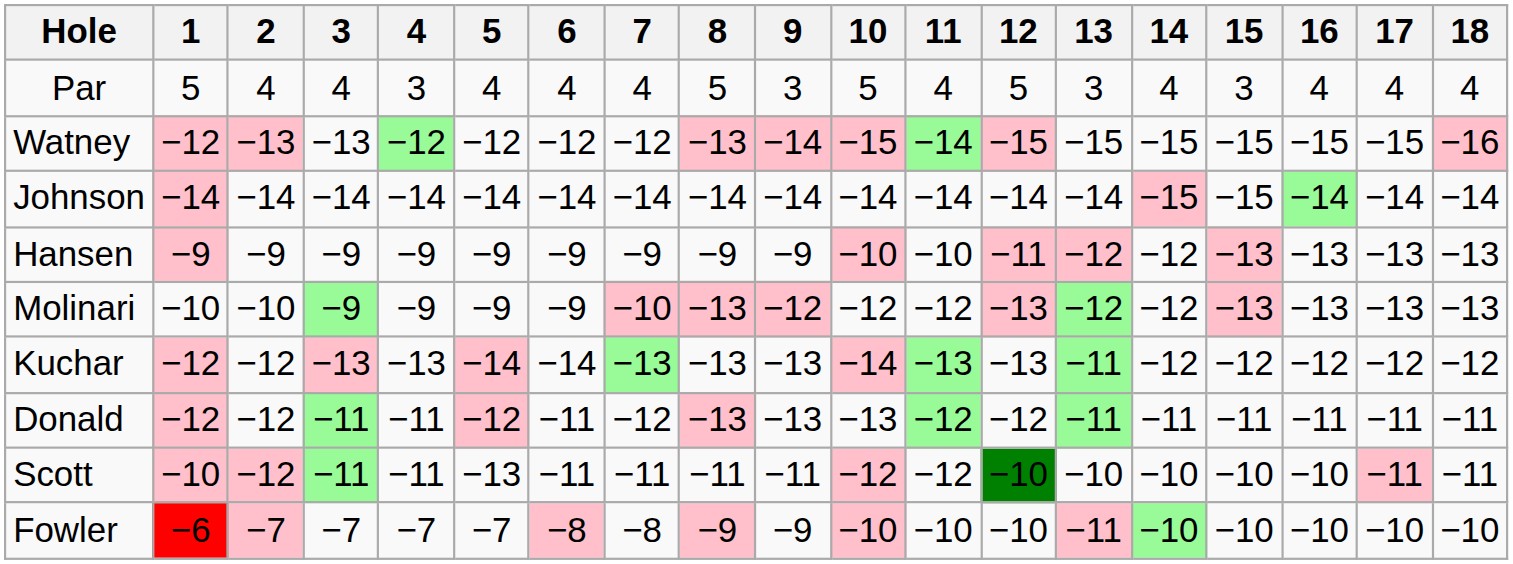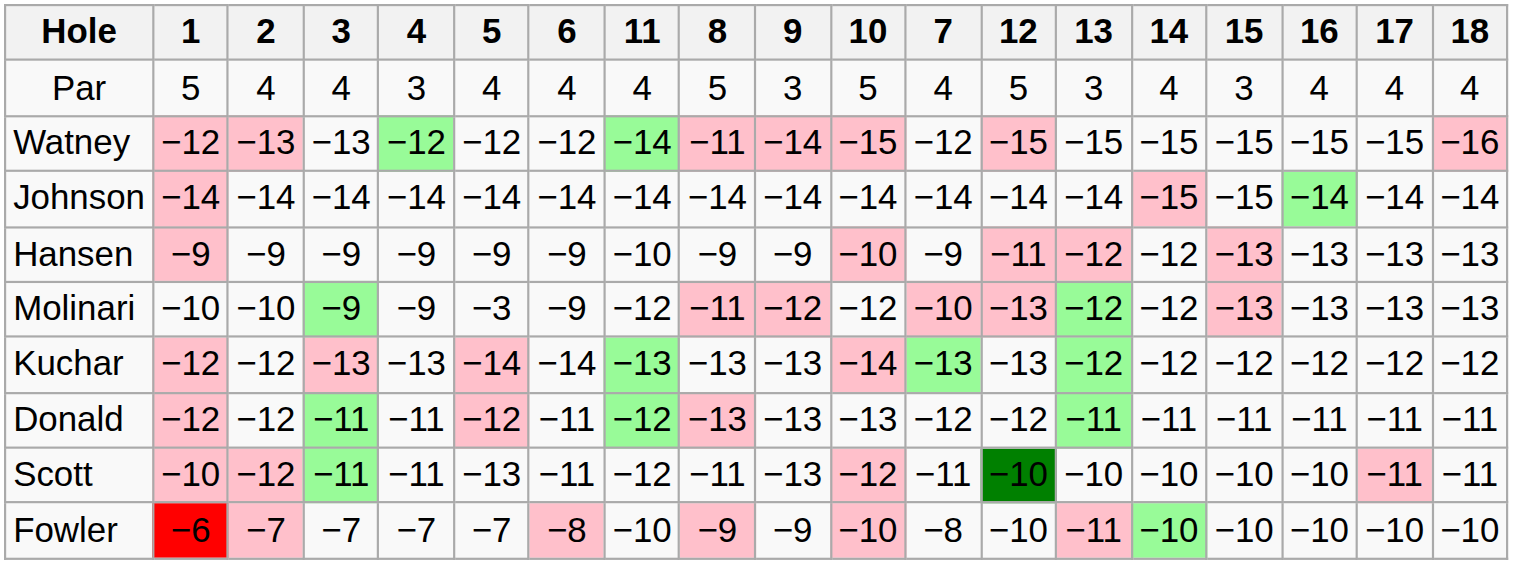columns swapped: (642, 32) <-> (943, 32)
(717, 142) −13 -> (717, 142) −11
(492, 308) −9 -> (492, 308) −3
(717, 308) −13 -> (717, 308) −11
(1094, 364) −11 -> (1094, 364) −12
(793, 474) −11 -> (793, 474) −13
